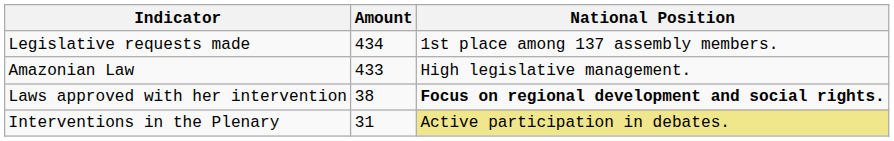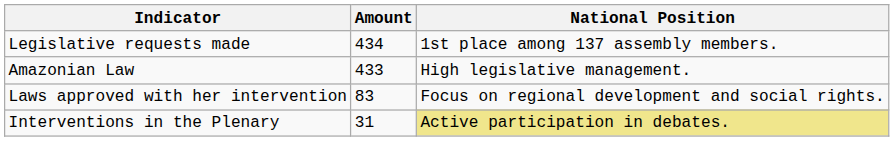(364, 97) 38 -> (364, 97) 83
(653, 97) bold -> (653, 97) normal
